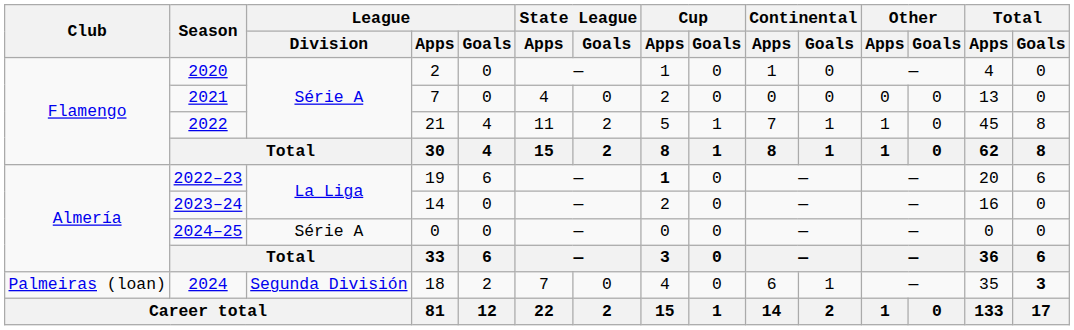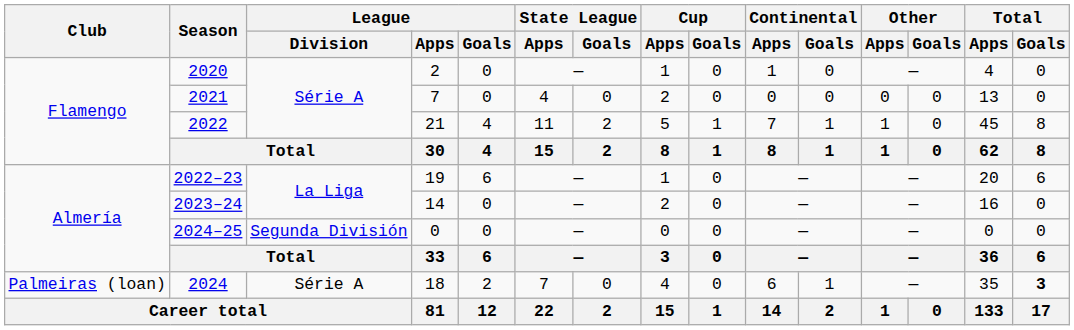(665, 178) bold -> (665, 178) normal
(329, 232) Série A -> (329, 232) Segunda División
(329, 285) Segunda División -> (329, 285) Série A
